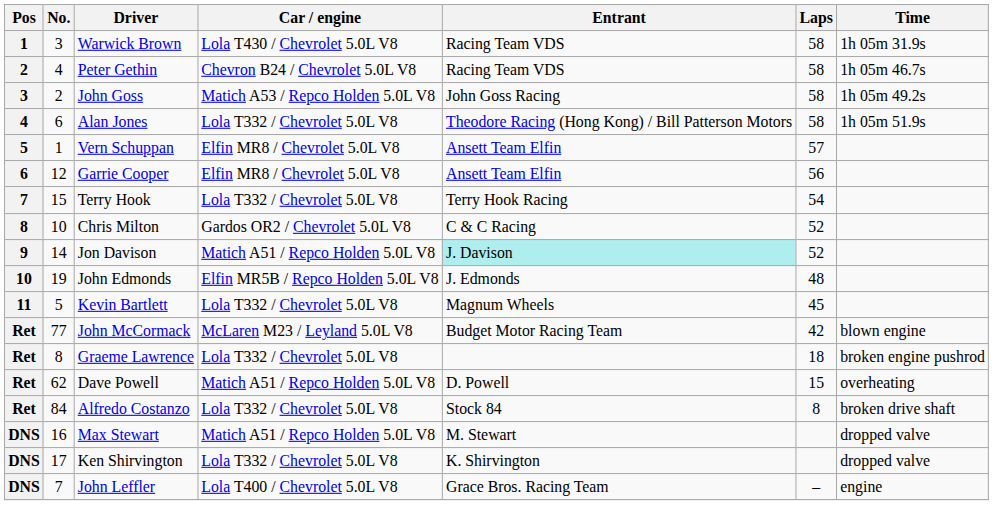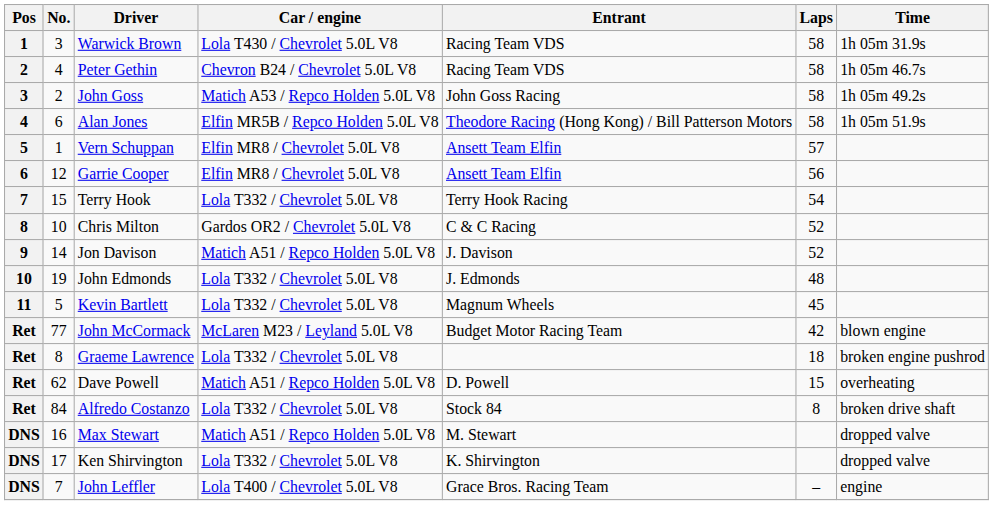(299, 121) Lola T332 / Chevrolet 5.0L V8 -> (320, 121) Elfin MR5B / Repco Holden 5.0L V8
(479, 252) paleturquoise background -> (479, 252) no background
(320, 278) Elfin MR5B / Repco Holden 5.0L V8 -> (299, 278) Lola T332 / Chevrolet 5.0L V8
